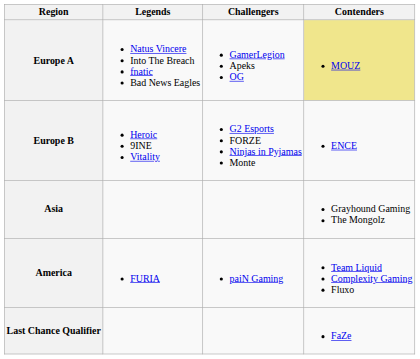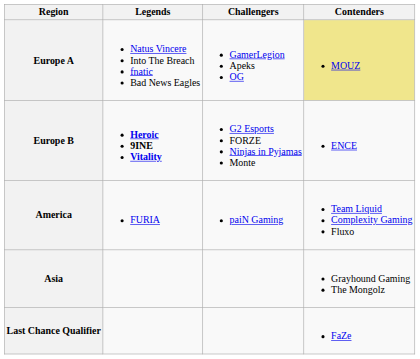(153, 146) normal -> (153, 146) bold
rows swapped: (54, 273) <-> (54, 209)
